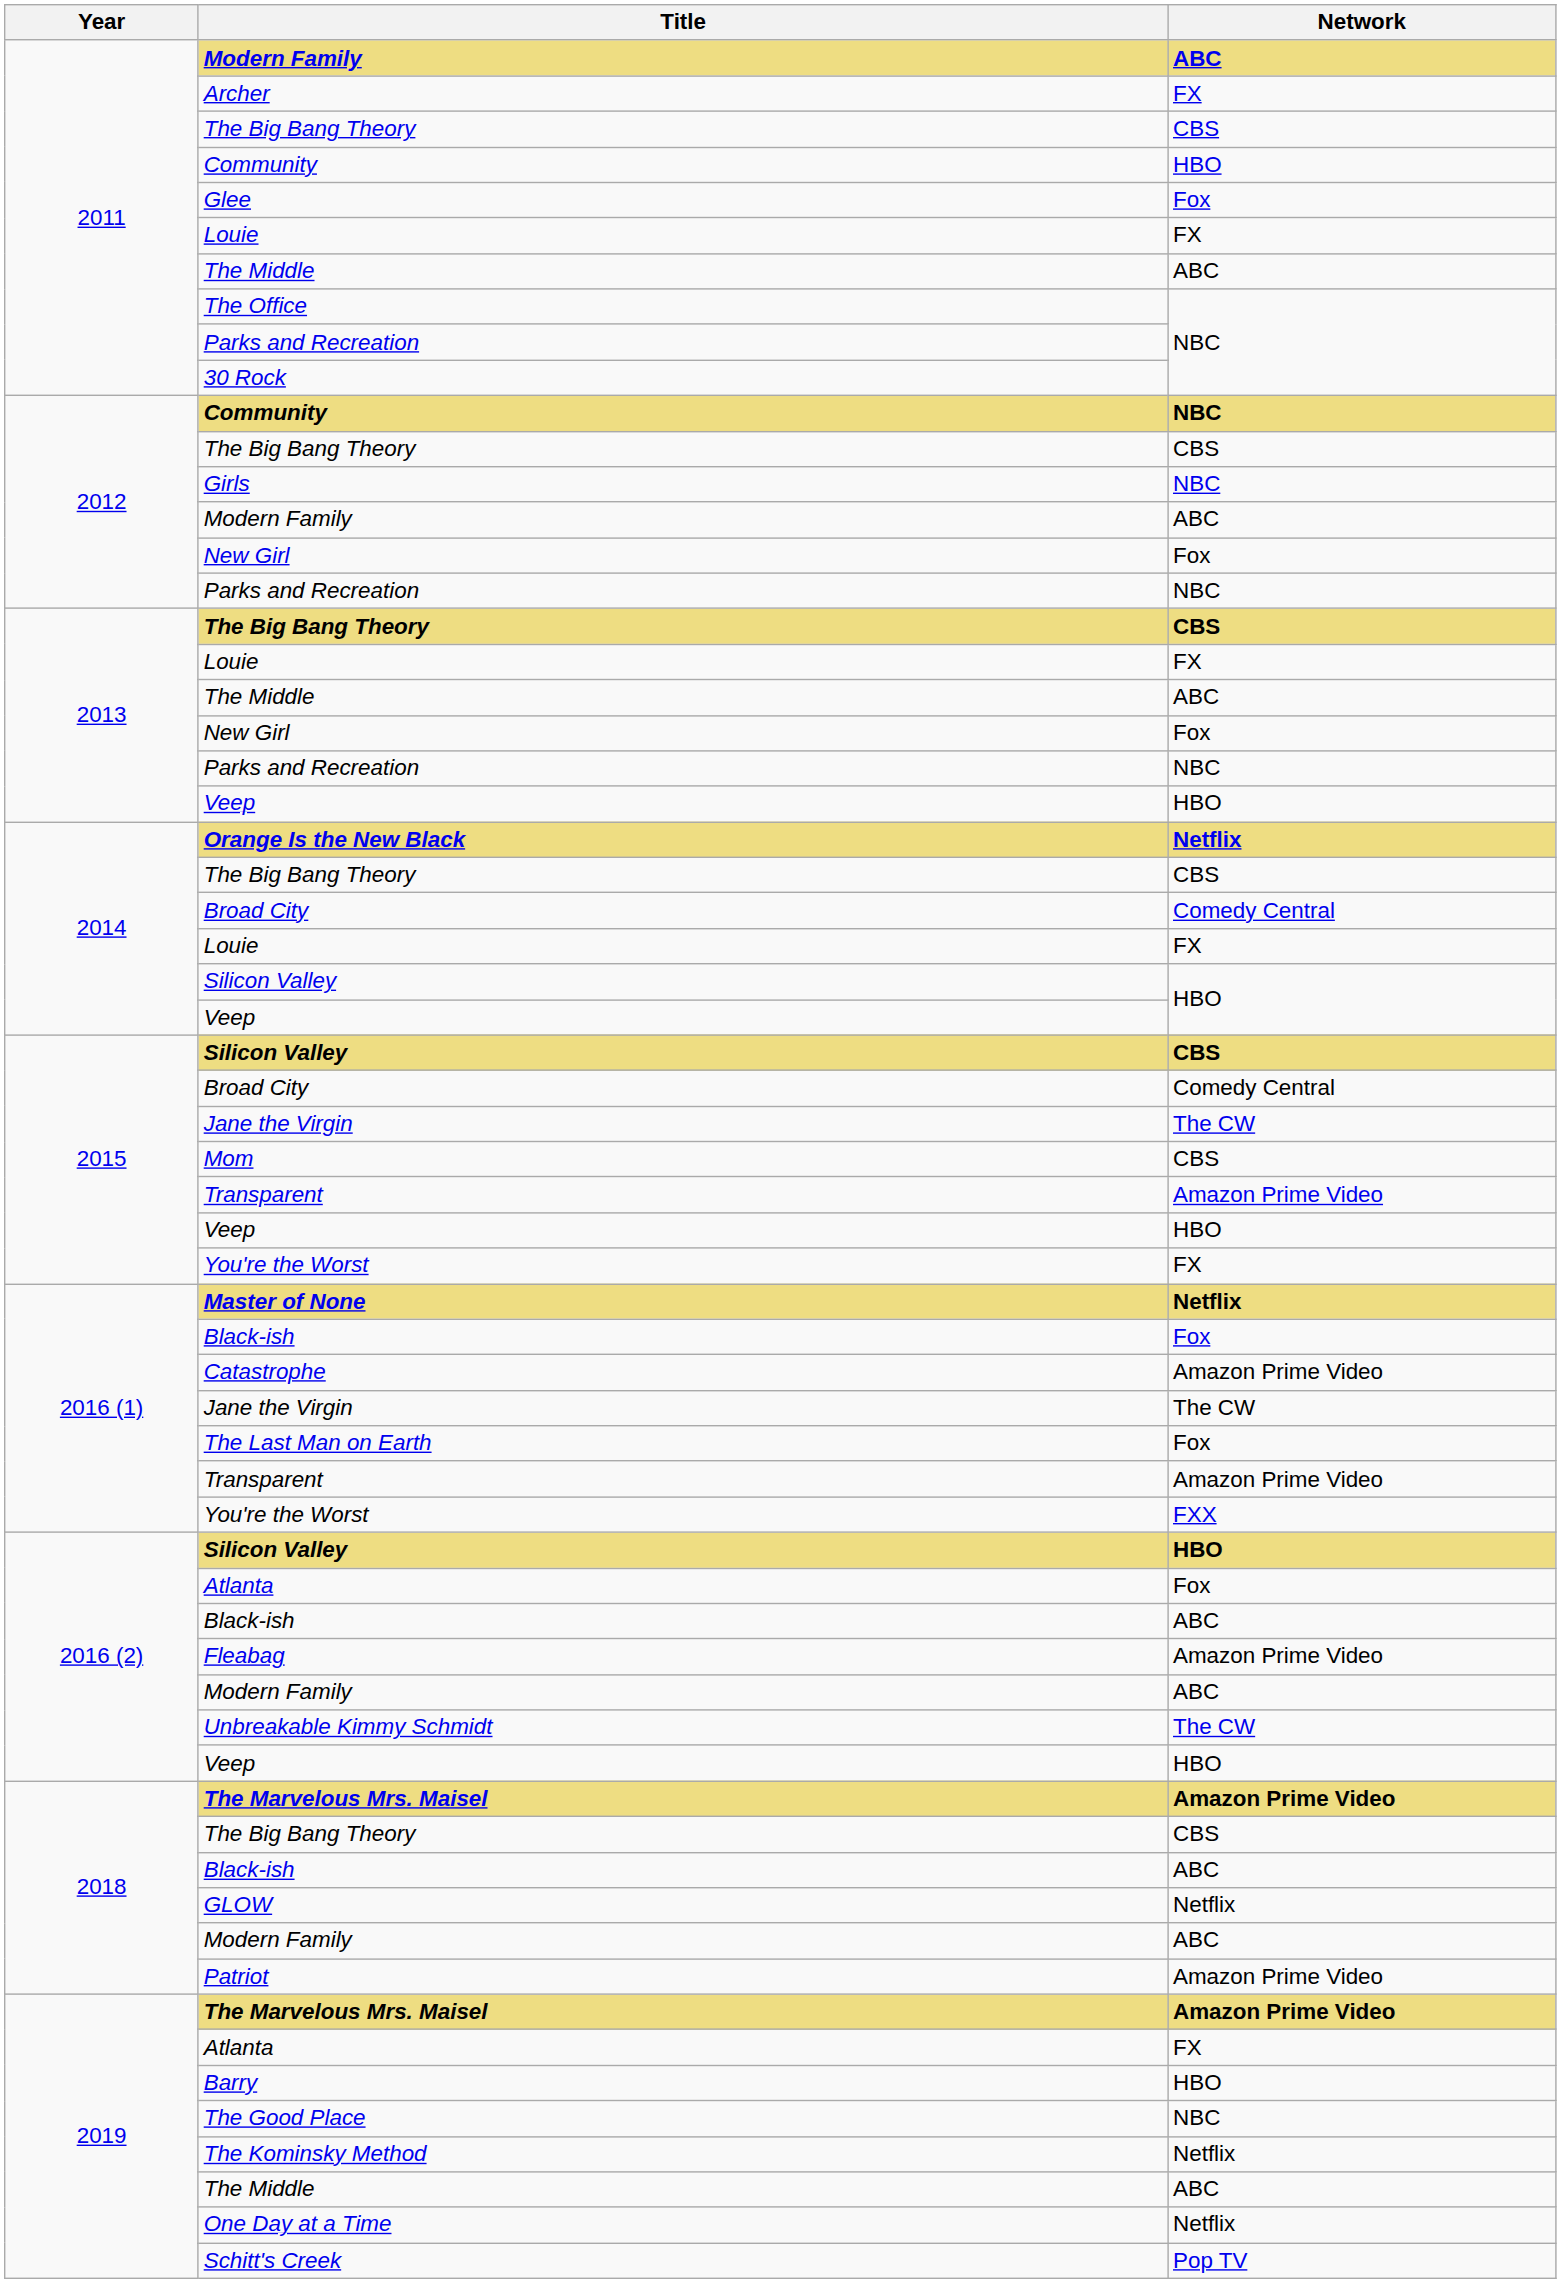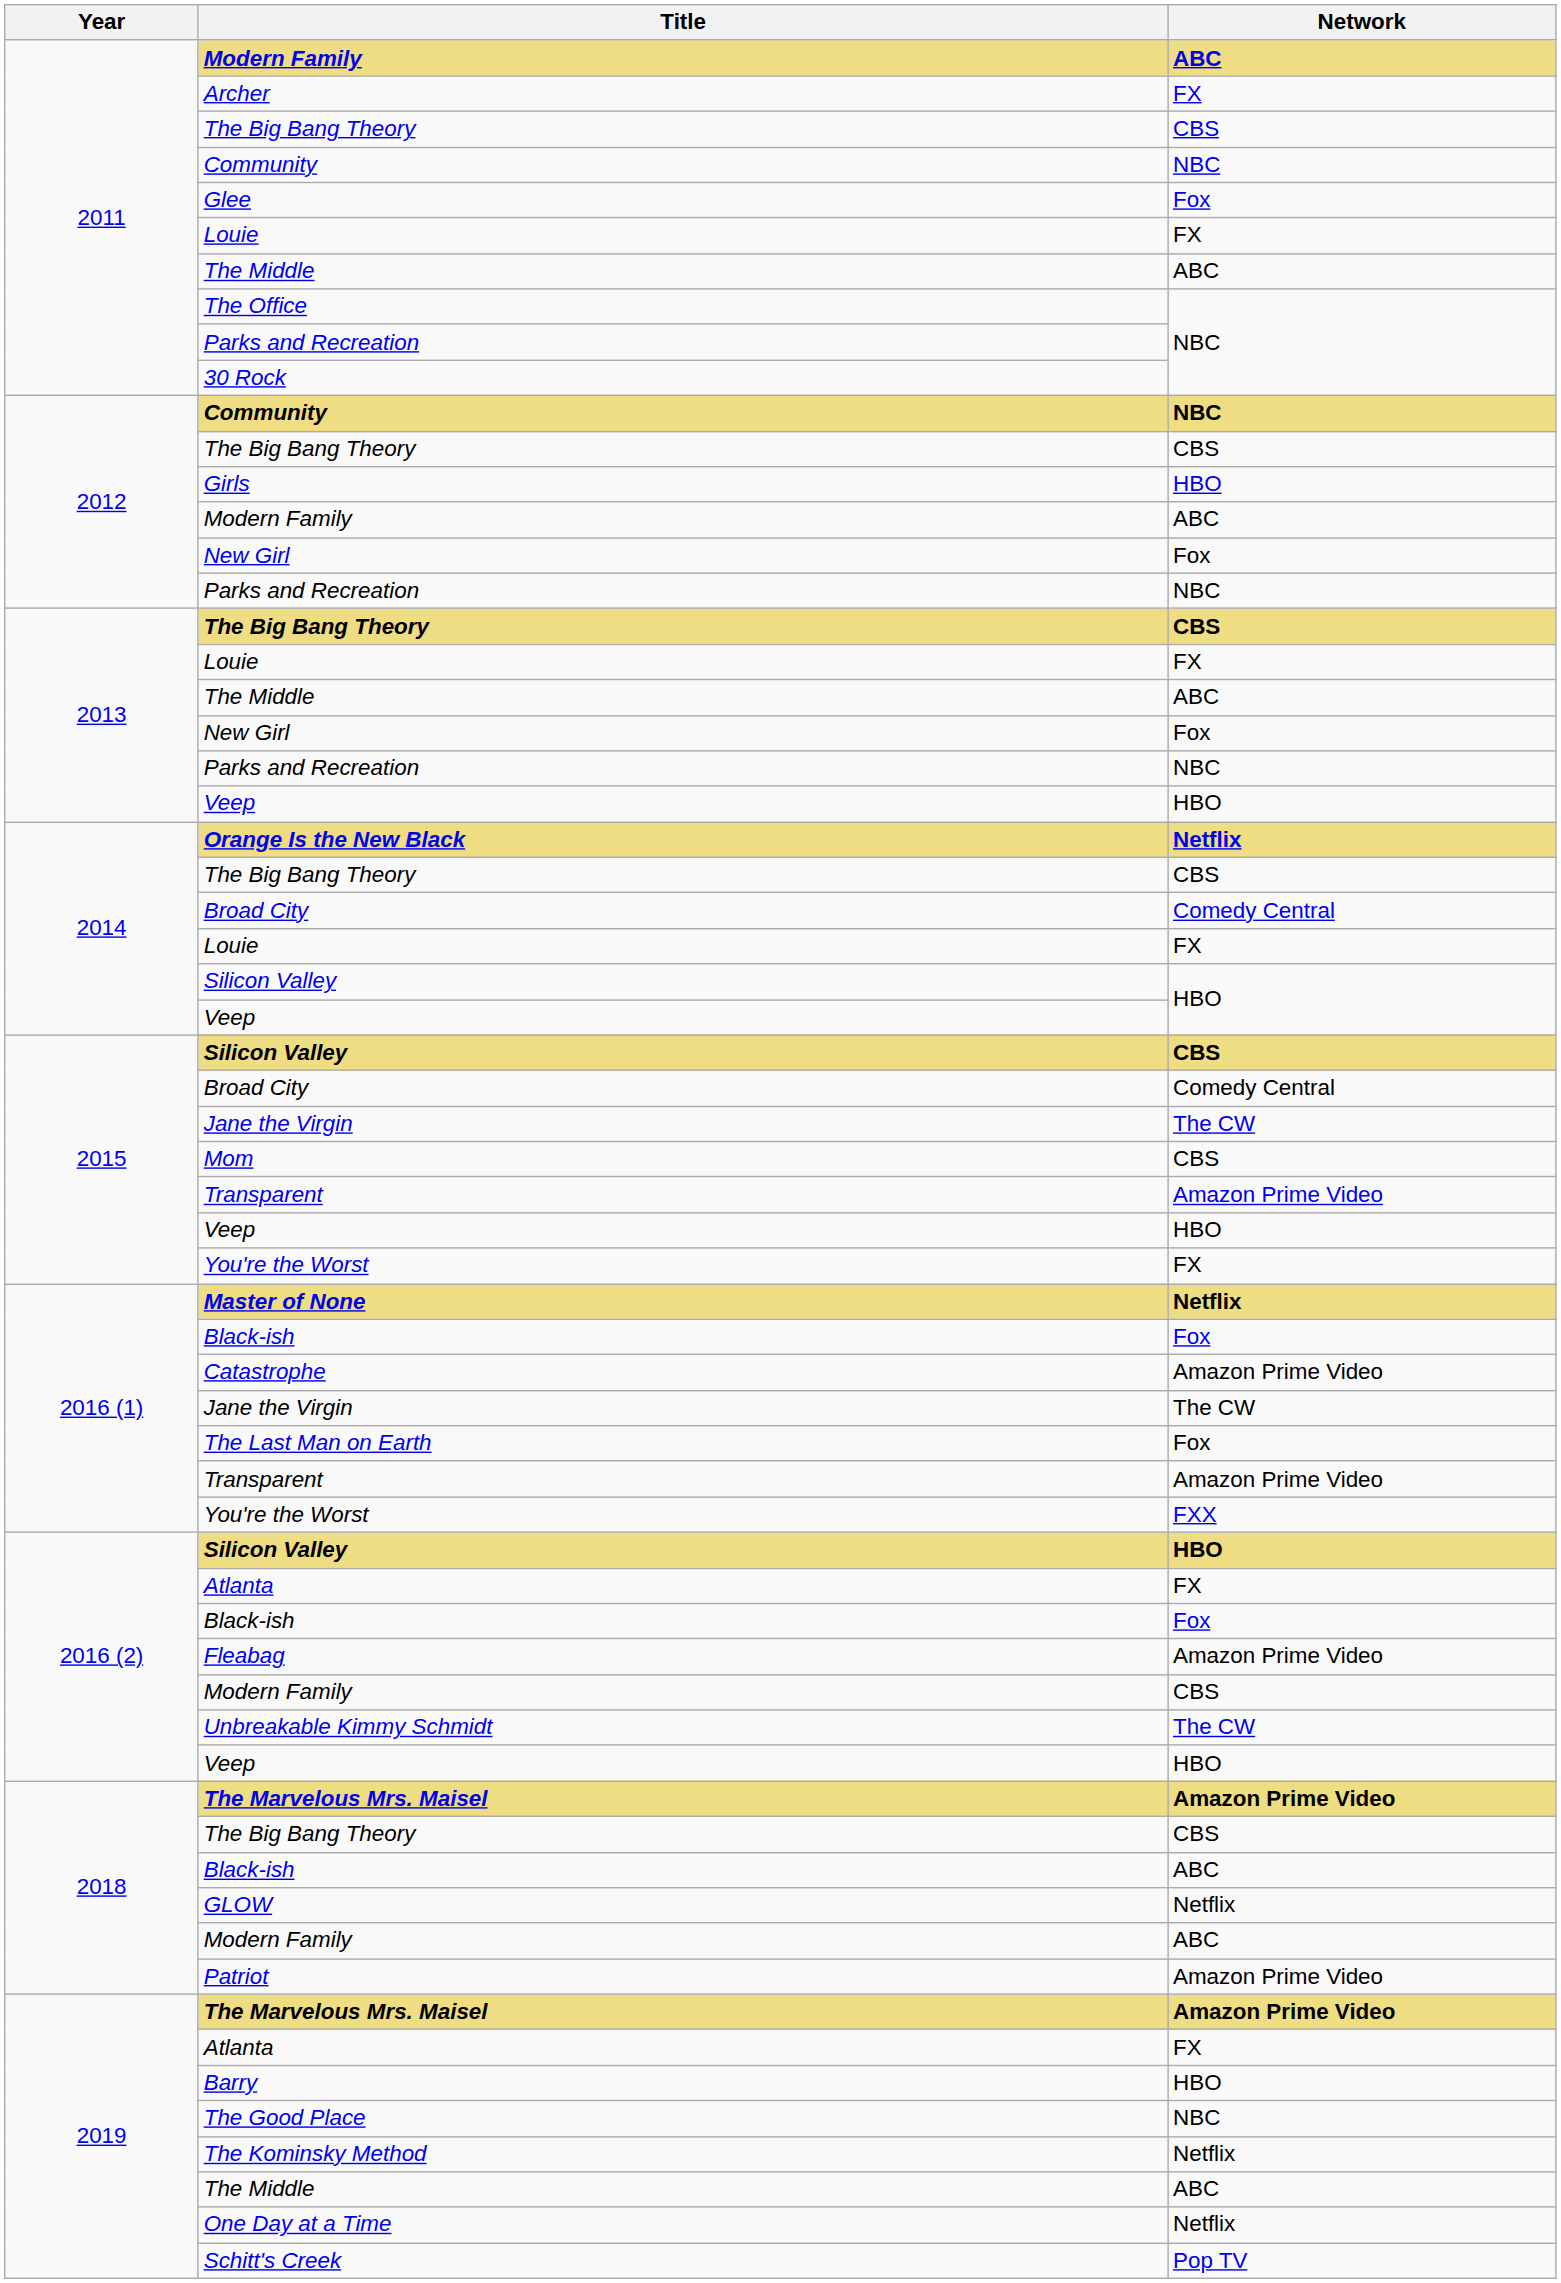(1197, 164) HBO -> (1197, 164) NBC
(1197, 484) NBC -> (1197, 484) HBO
(1192, 1585) Fox -> (1187, 1585) FX
(1196, 1620) ABC -> (1192, 1620) Fox
(1196, 1691) ABC -> (1196, 1691) CBS
